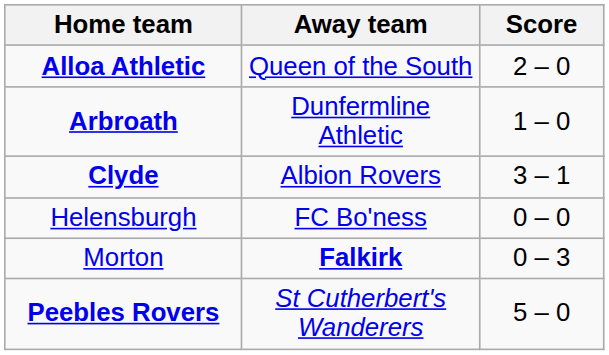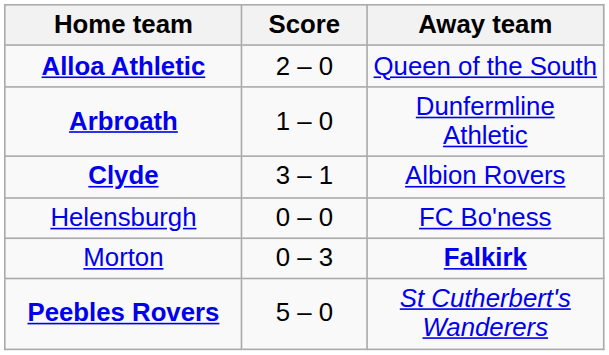columns swapped: (542, 24) <-> (361, 24)
